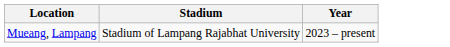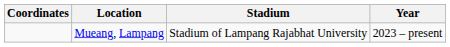+ column: (38, 13)
